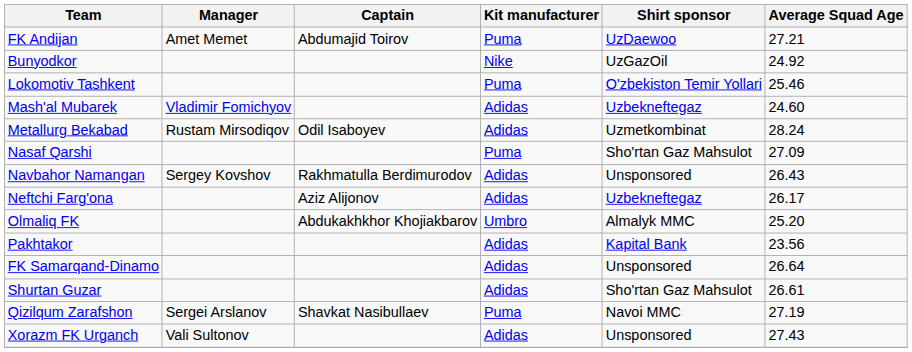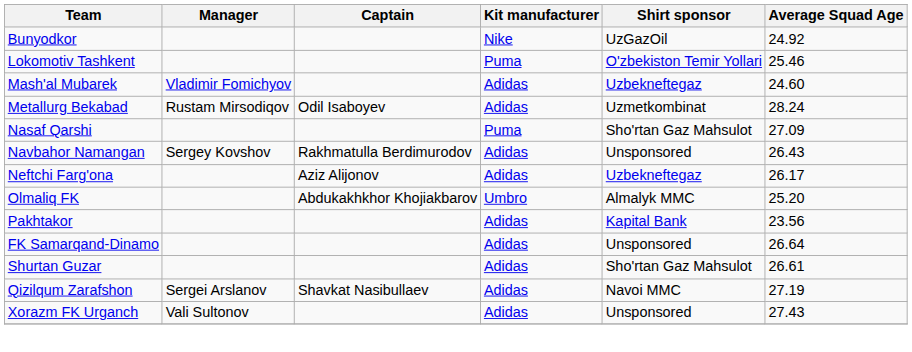- row: (43, 38)
(503, 312) Puma -> (506, 289) Adidas
